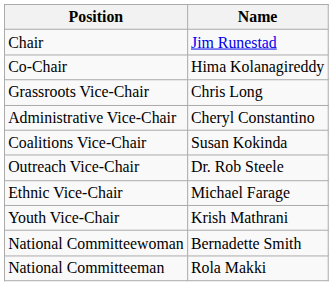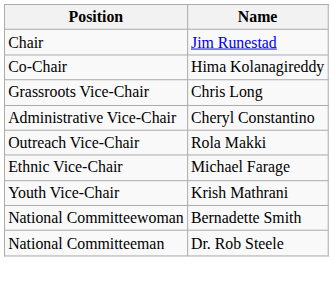- row: (77, 142)
(237, 167) Dr. Rob Steele -> (229, 142) Rola Makki
(229, 268) Rola Makki -> (237, 243) Dr. Rob Steele
